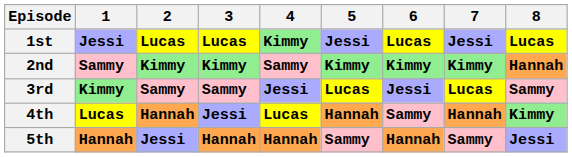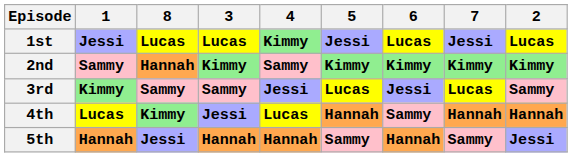columns swapped: (167, 17) <-> (536, 17)
